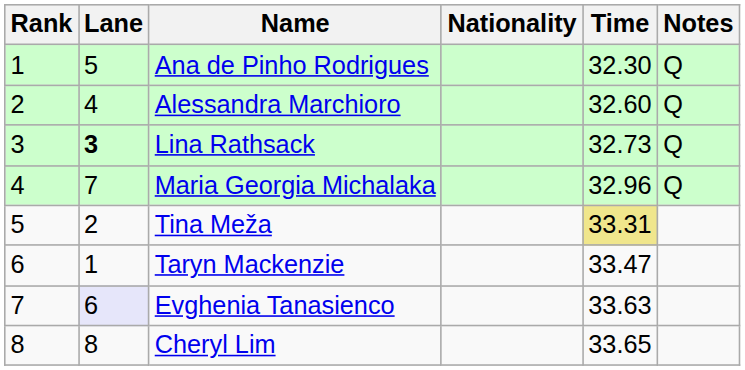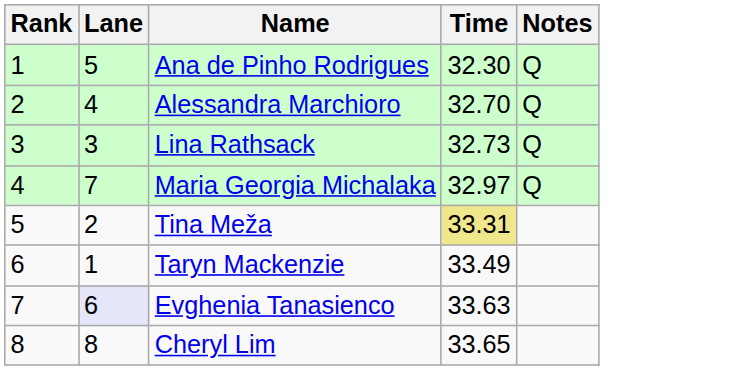- column: (512, 24)
(620, 104) 32.60 -> (479, 104) 32.70
(91, 144) bold -> (91, 144) normal
(620, 184) 32.96 -> (479, 184) 32.97
(620, 265) 33.47 -> (479, 265) 33.49
